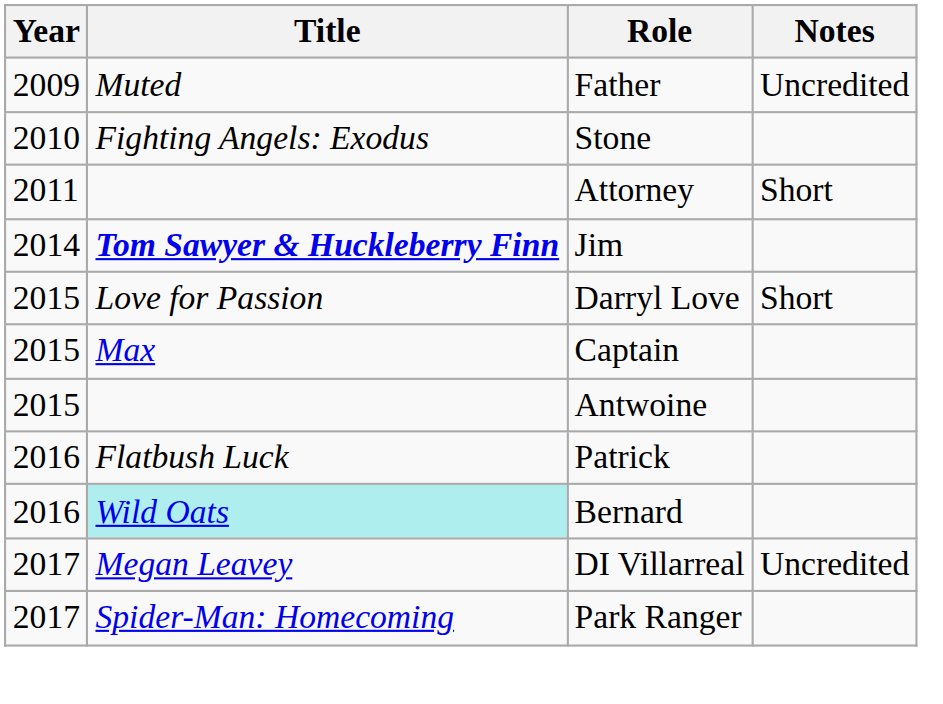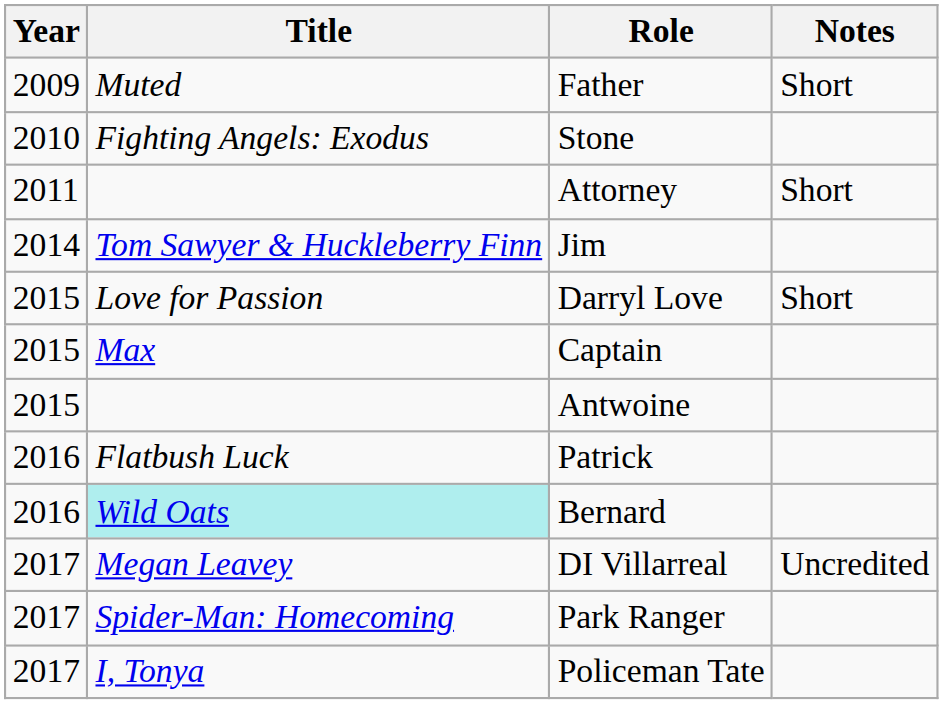(835, 84) Uncredited -> (817, 84) Short
(327, 244) bold -> (319, 244) normal
+ row: (661, 670)
